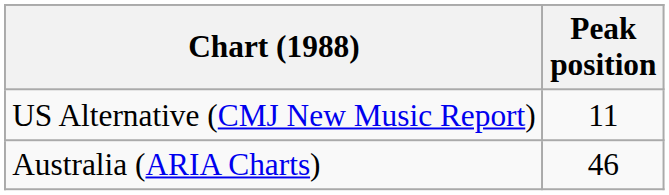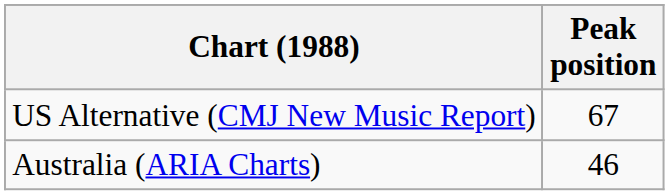(603, 114) 11 -> (603, 114) 67
